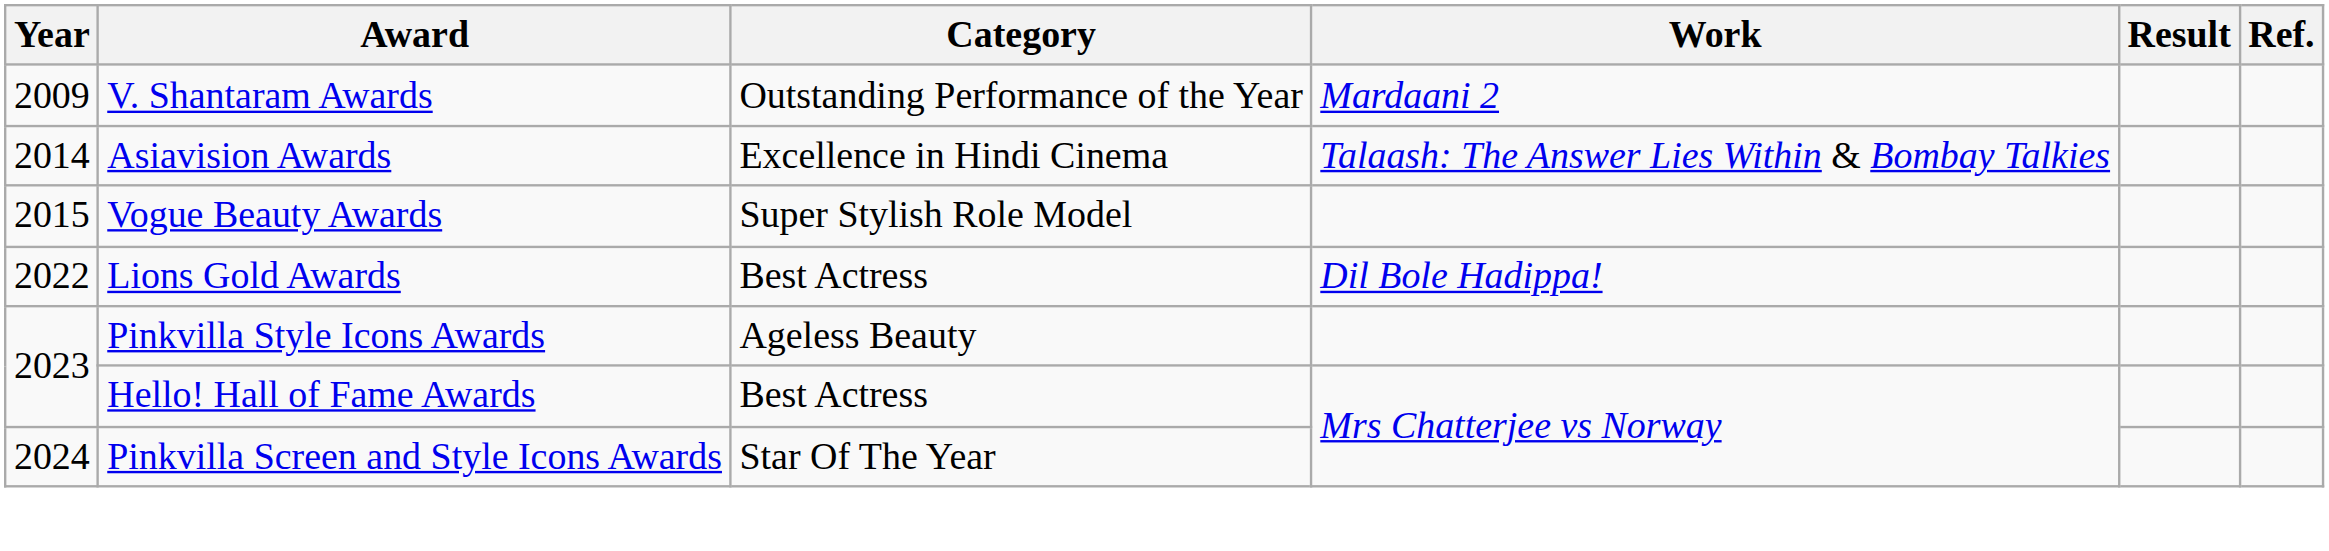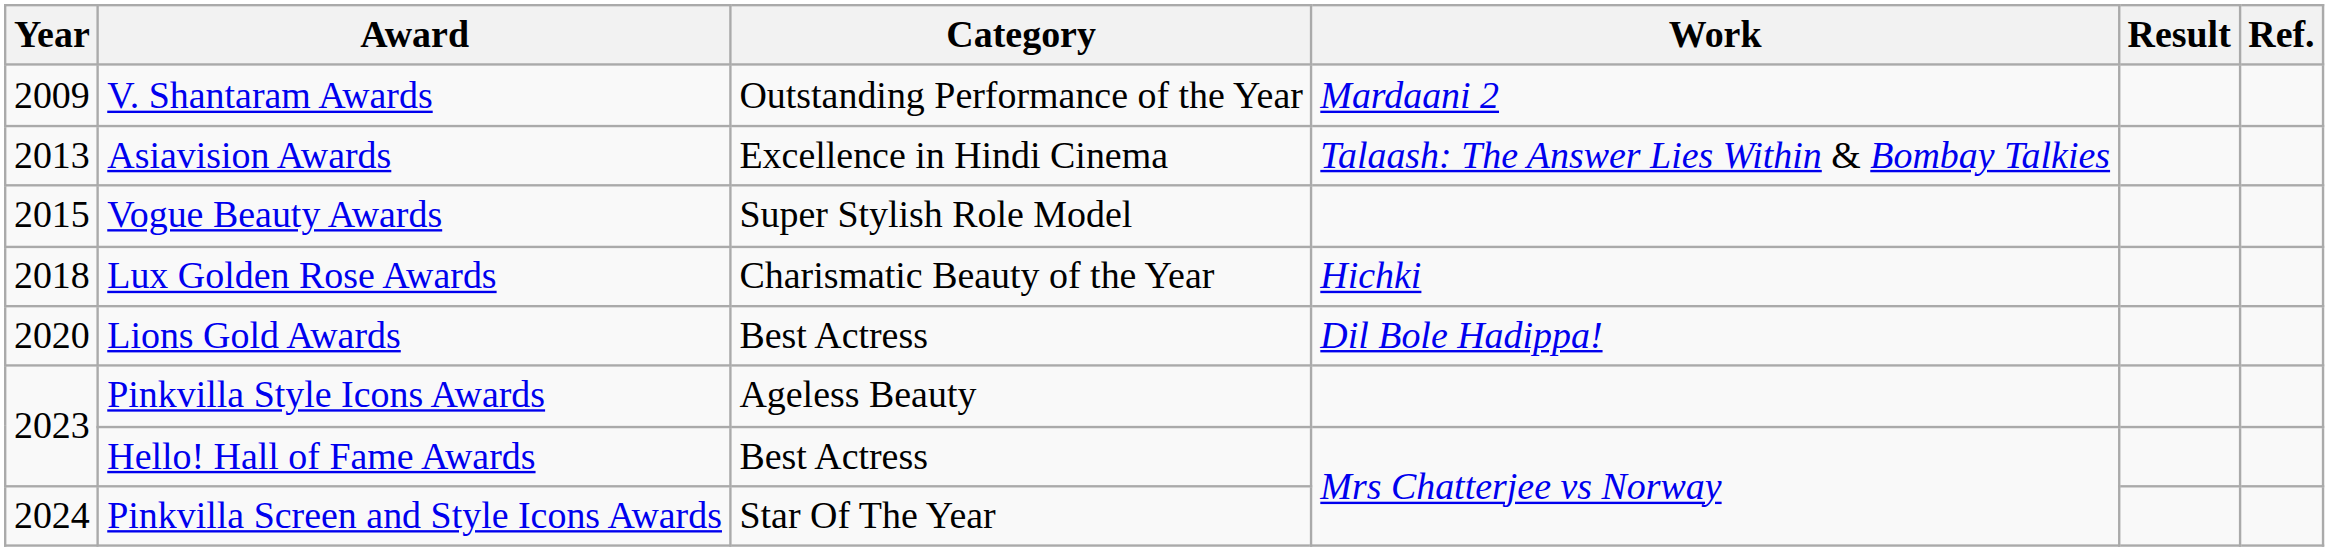(52, 154) 2014 -> (52, 154) 2013
+ row: (302, 275)
(52, 275) 2022 -> (52, 335) 2020
